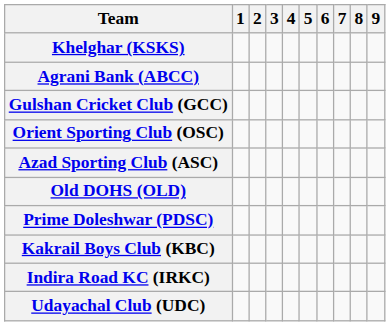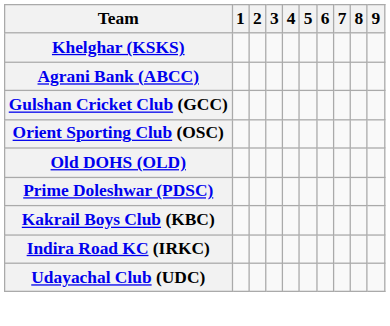- row: (118, 162)
